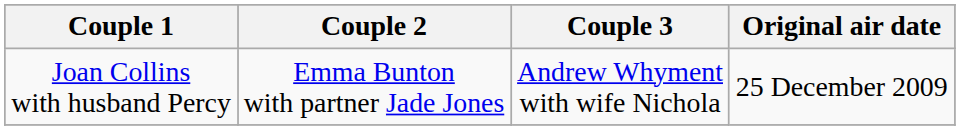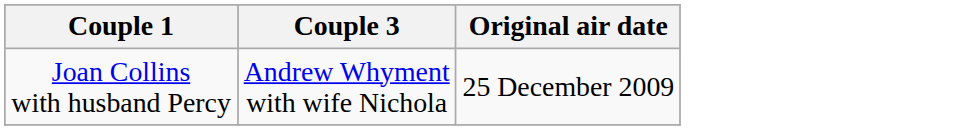- column: (374, 26)
